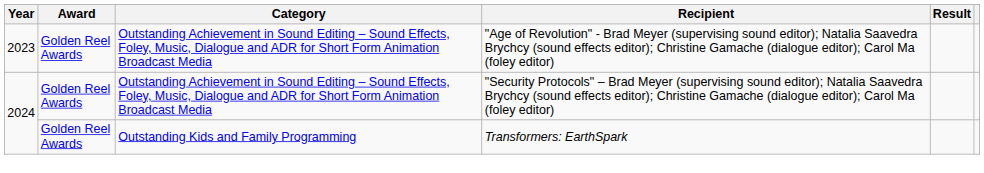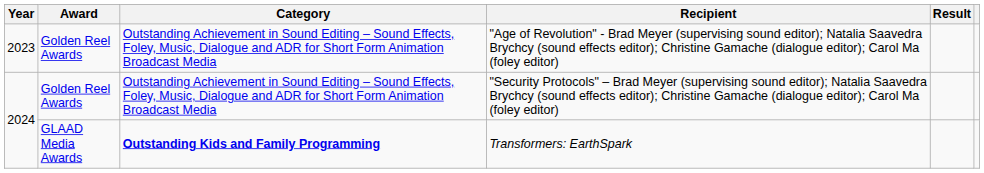(75, 136) Golden Reel Awards -> (62, 143) GLAAD Media Awards
(237, 136) normal -> (251, 143) bold
